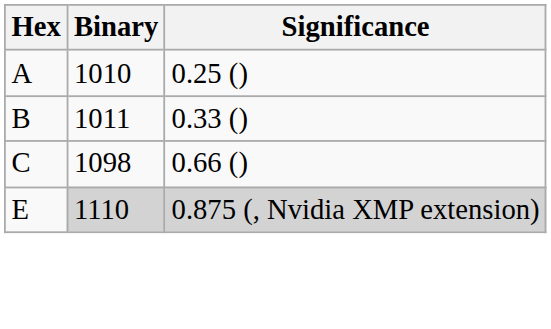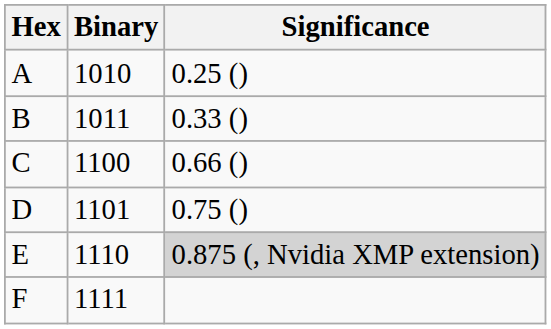(103, 163) 1098 -> (102, 163) 1100
+ row: (22, 208)
(102, 208) lightgrey background -> (102, 254) no background
+ row: (19, 299)
